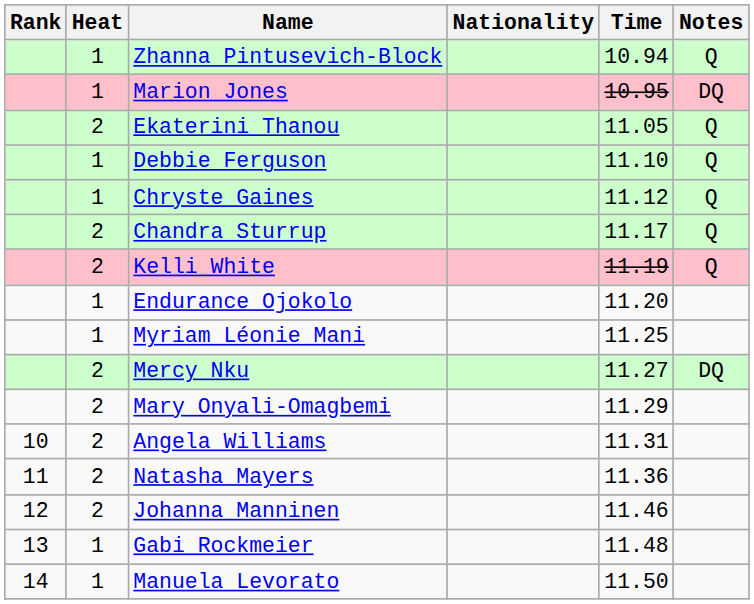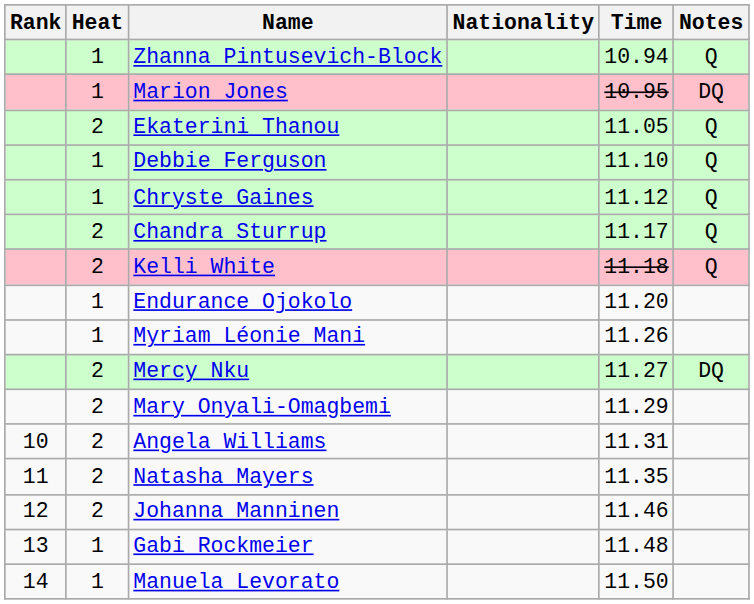(637, 267) 11.19 -> (637, 267) 11.18
(637, 337) 11.25 -> (637, 337) 11.26
(637, 477) 11.36 -> (637, 477) 11.35
